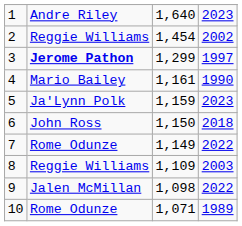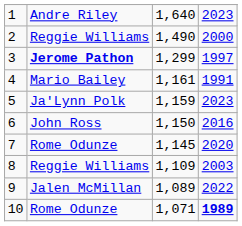(175, 37) 1,454 -> (175, 37) 1,490
(218, 37) 2002 -> (218, 37) 2000
(218, 80) 1990 -> (218, 80) 1991
(218, 123) 2018 -> (218, 123) 2016
(175, 145) 1,149 -> (175, 145) 1,145
(218, 145) 2022 -> (218, 145) 2020
(175, 188) 1,098 -> (175, 188) 1,089
(218, 210) normal -> (218, 210) bold
